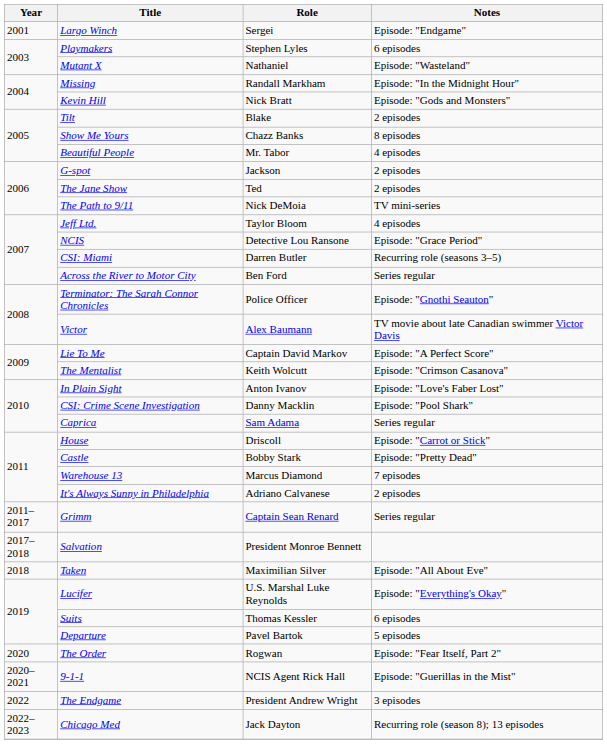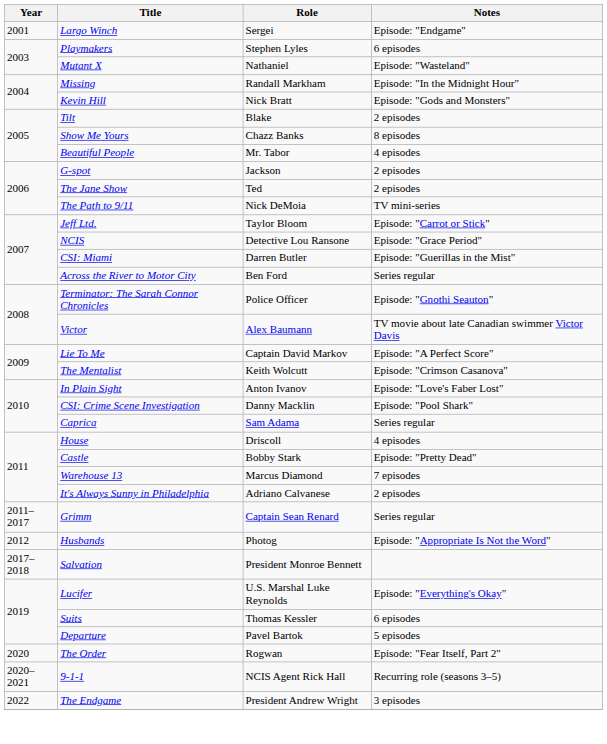(397, 223) 4 episodes -> (432, 223) Episode: "Carrot or Stick"
(438, 258) Recurring role (seasons 3–5) -> (444, 258) Episode: "Guerillas in the Mist"
(432, 440) Episode: "Carrot or Stick" -> (397, 440) 4 episodes
+ row: (82, 540)
- row: (73, 570)
(445, 676) Episode: "Guerillas in the Mist" -> (437, 676) Recurring role (seasons 3–5)
- row: (90, 724)
